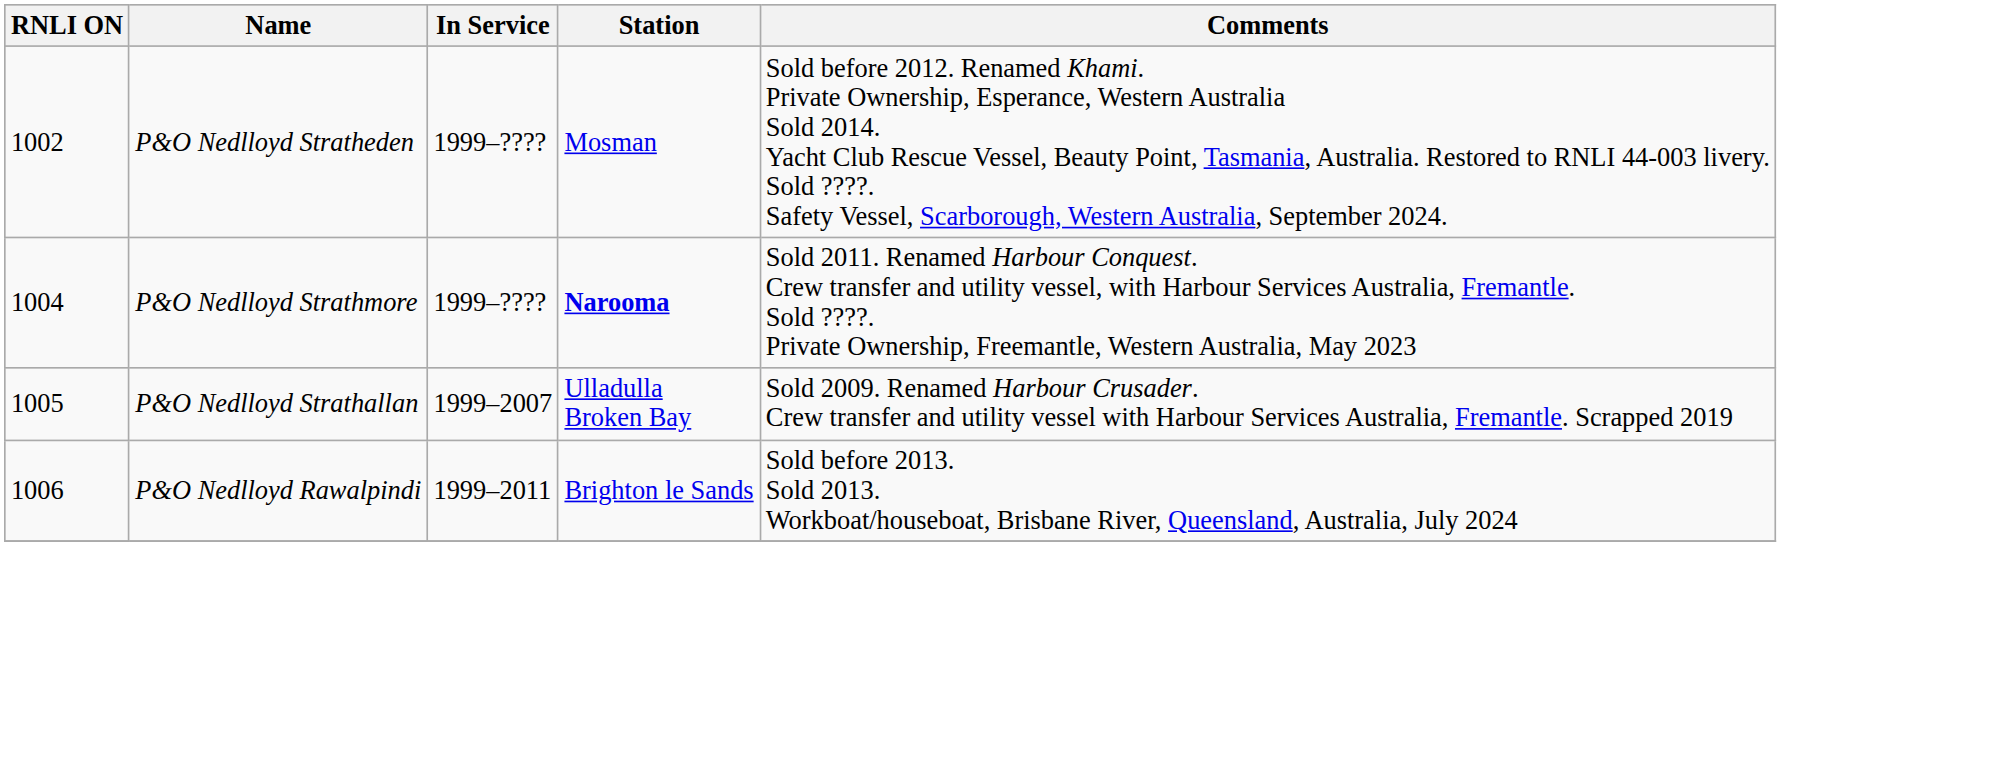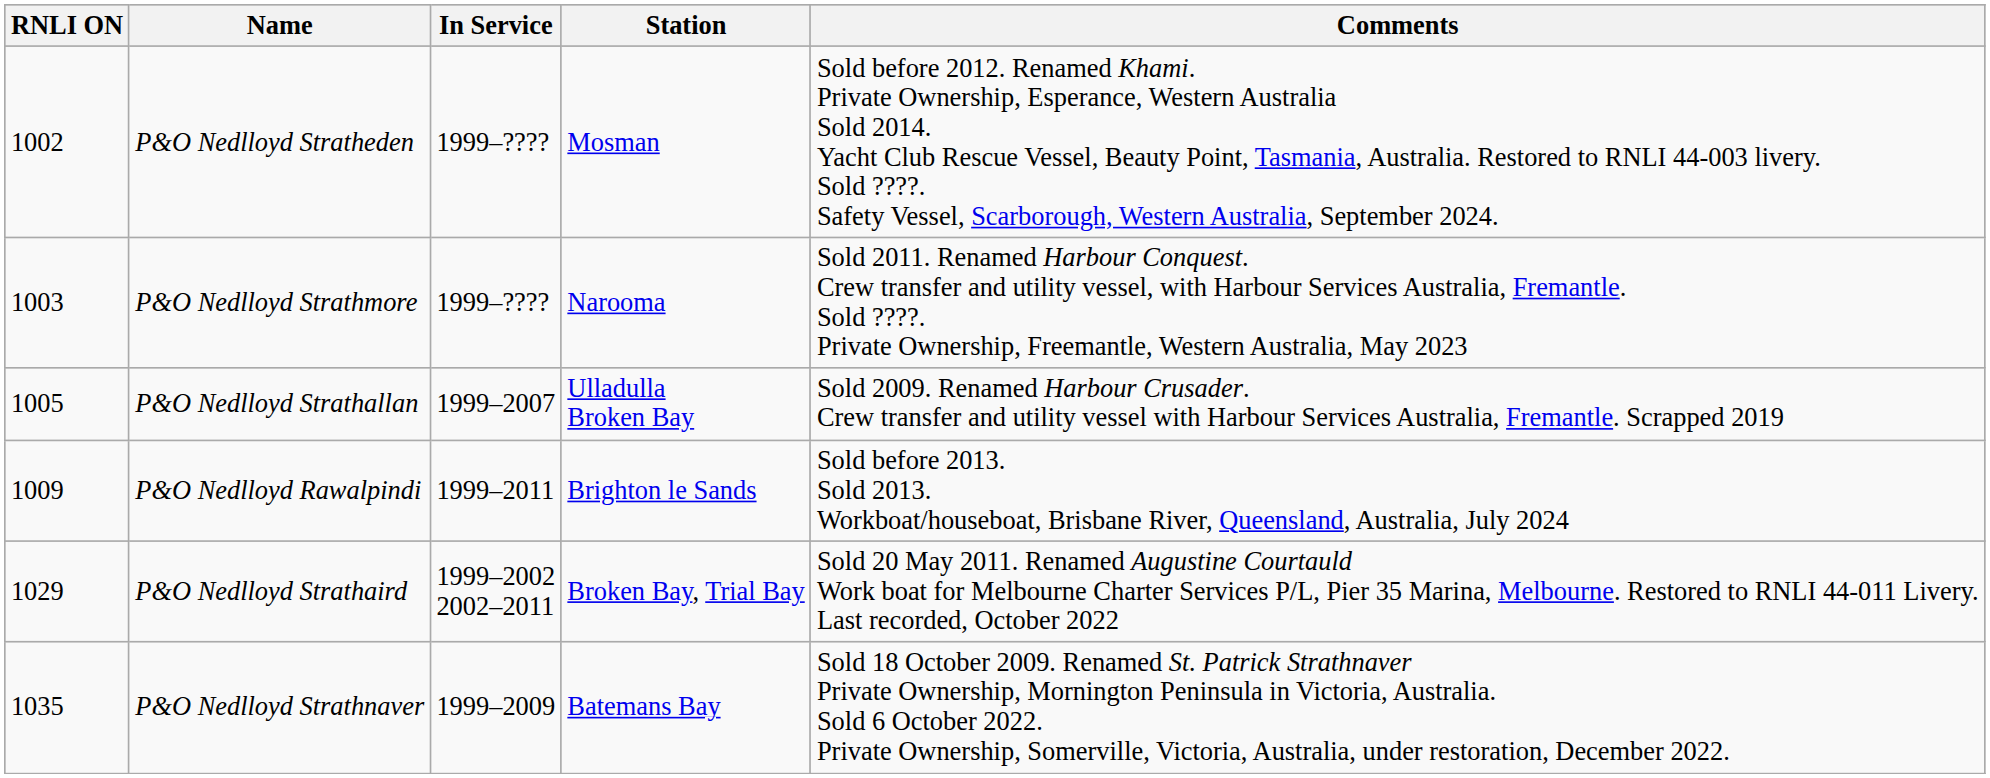(37, 302) 1004 -> (37, 302) 1003
(617, 302) bold -> (616, 302) normal
(37, 489) 1006 -> (37, 489) 1009
+ row: (271, 591)
+ row: (280, 707)
